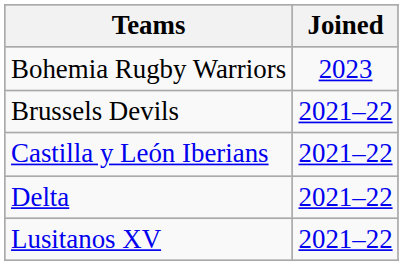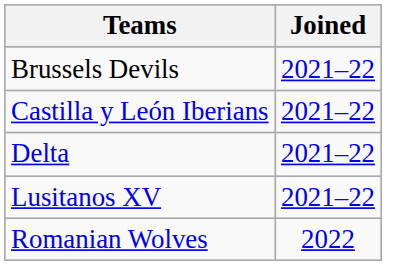- row: (149, 68)
+ row: (109, 238)
